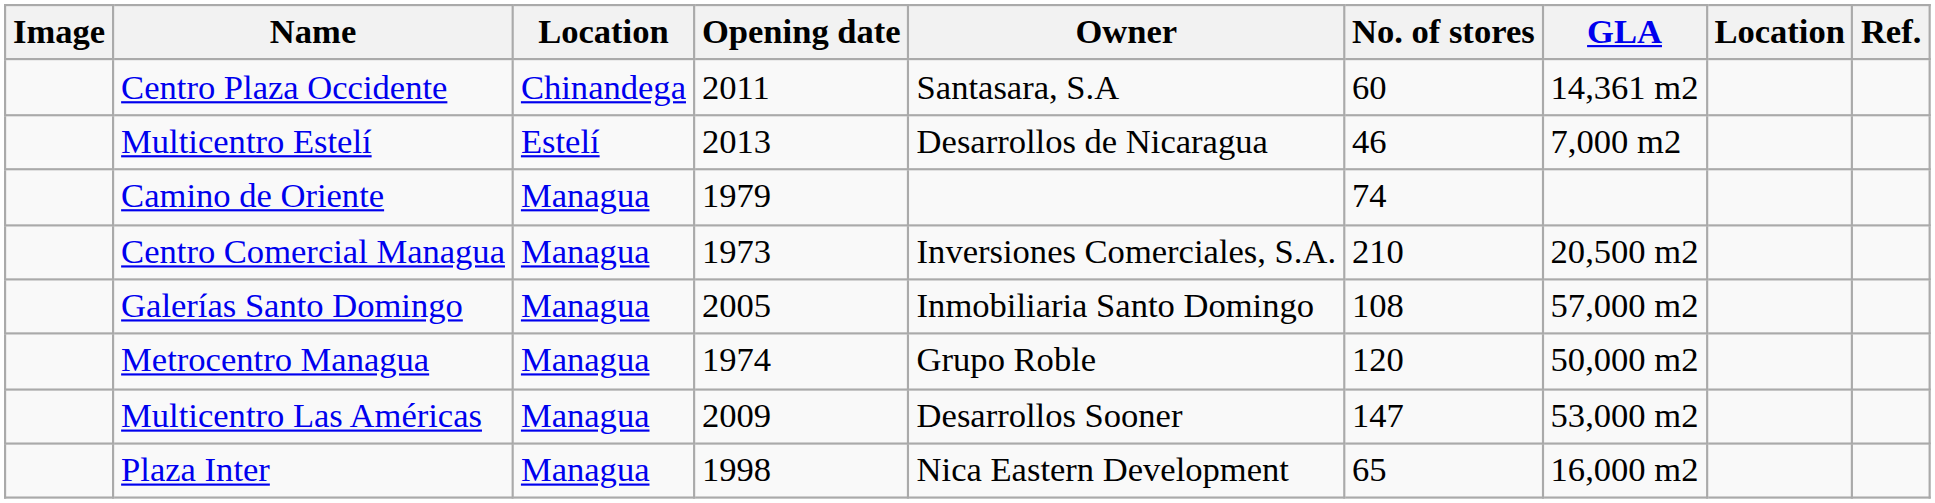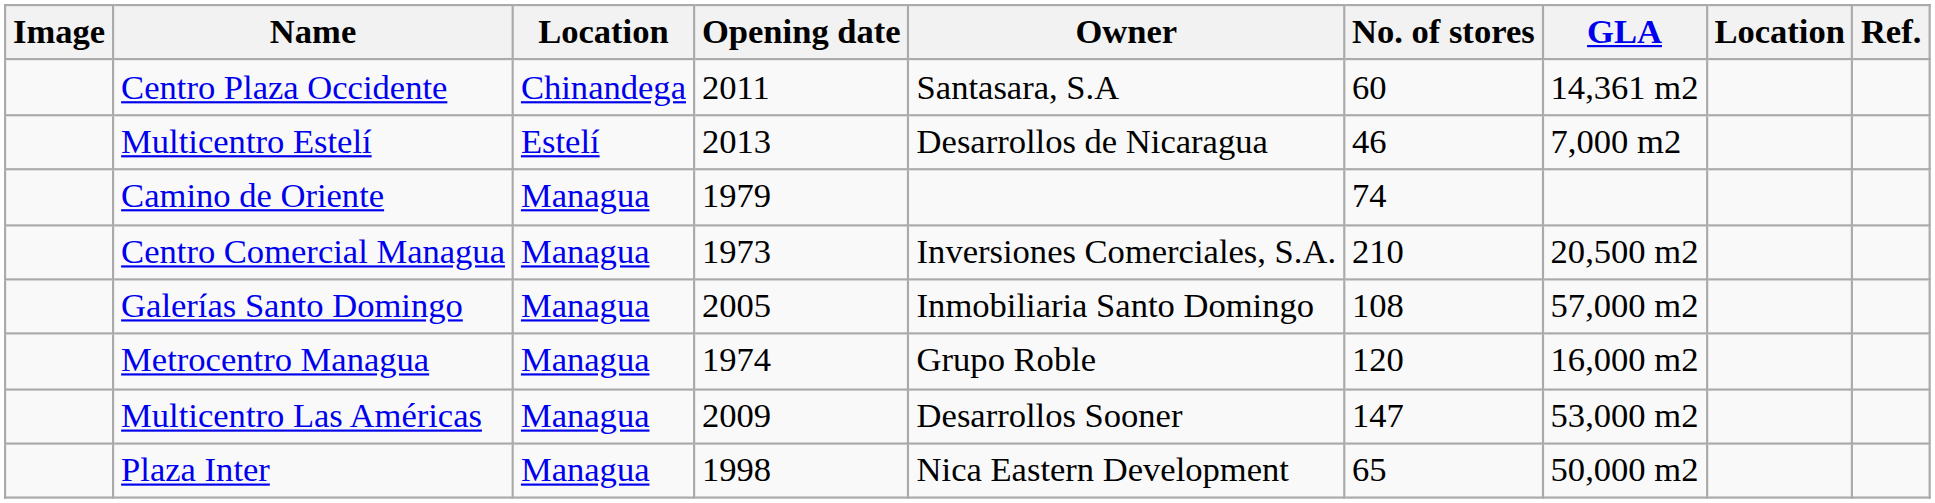(1625, 360) 50,000 m2 -> (1625, 360) 16,000 m2
(1625, 470) 16,000 m2 -> (1625, 470) 50,000 m2
